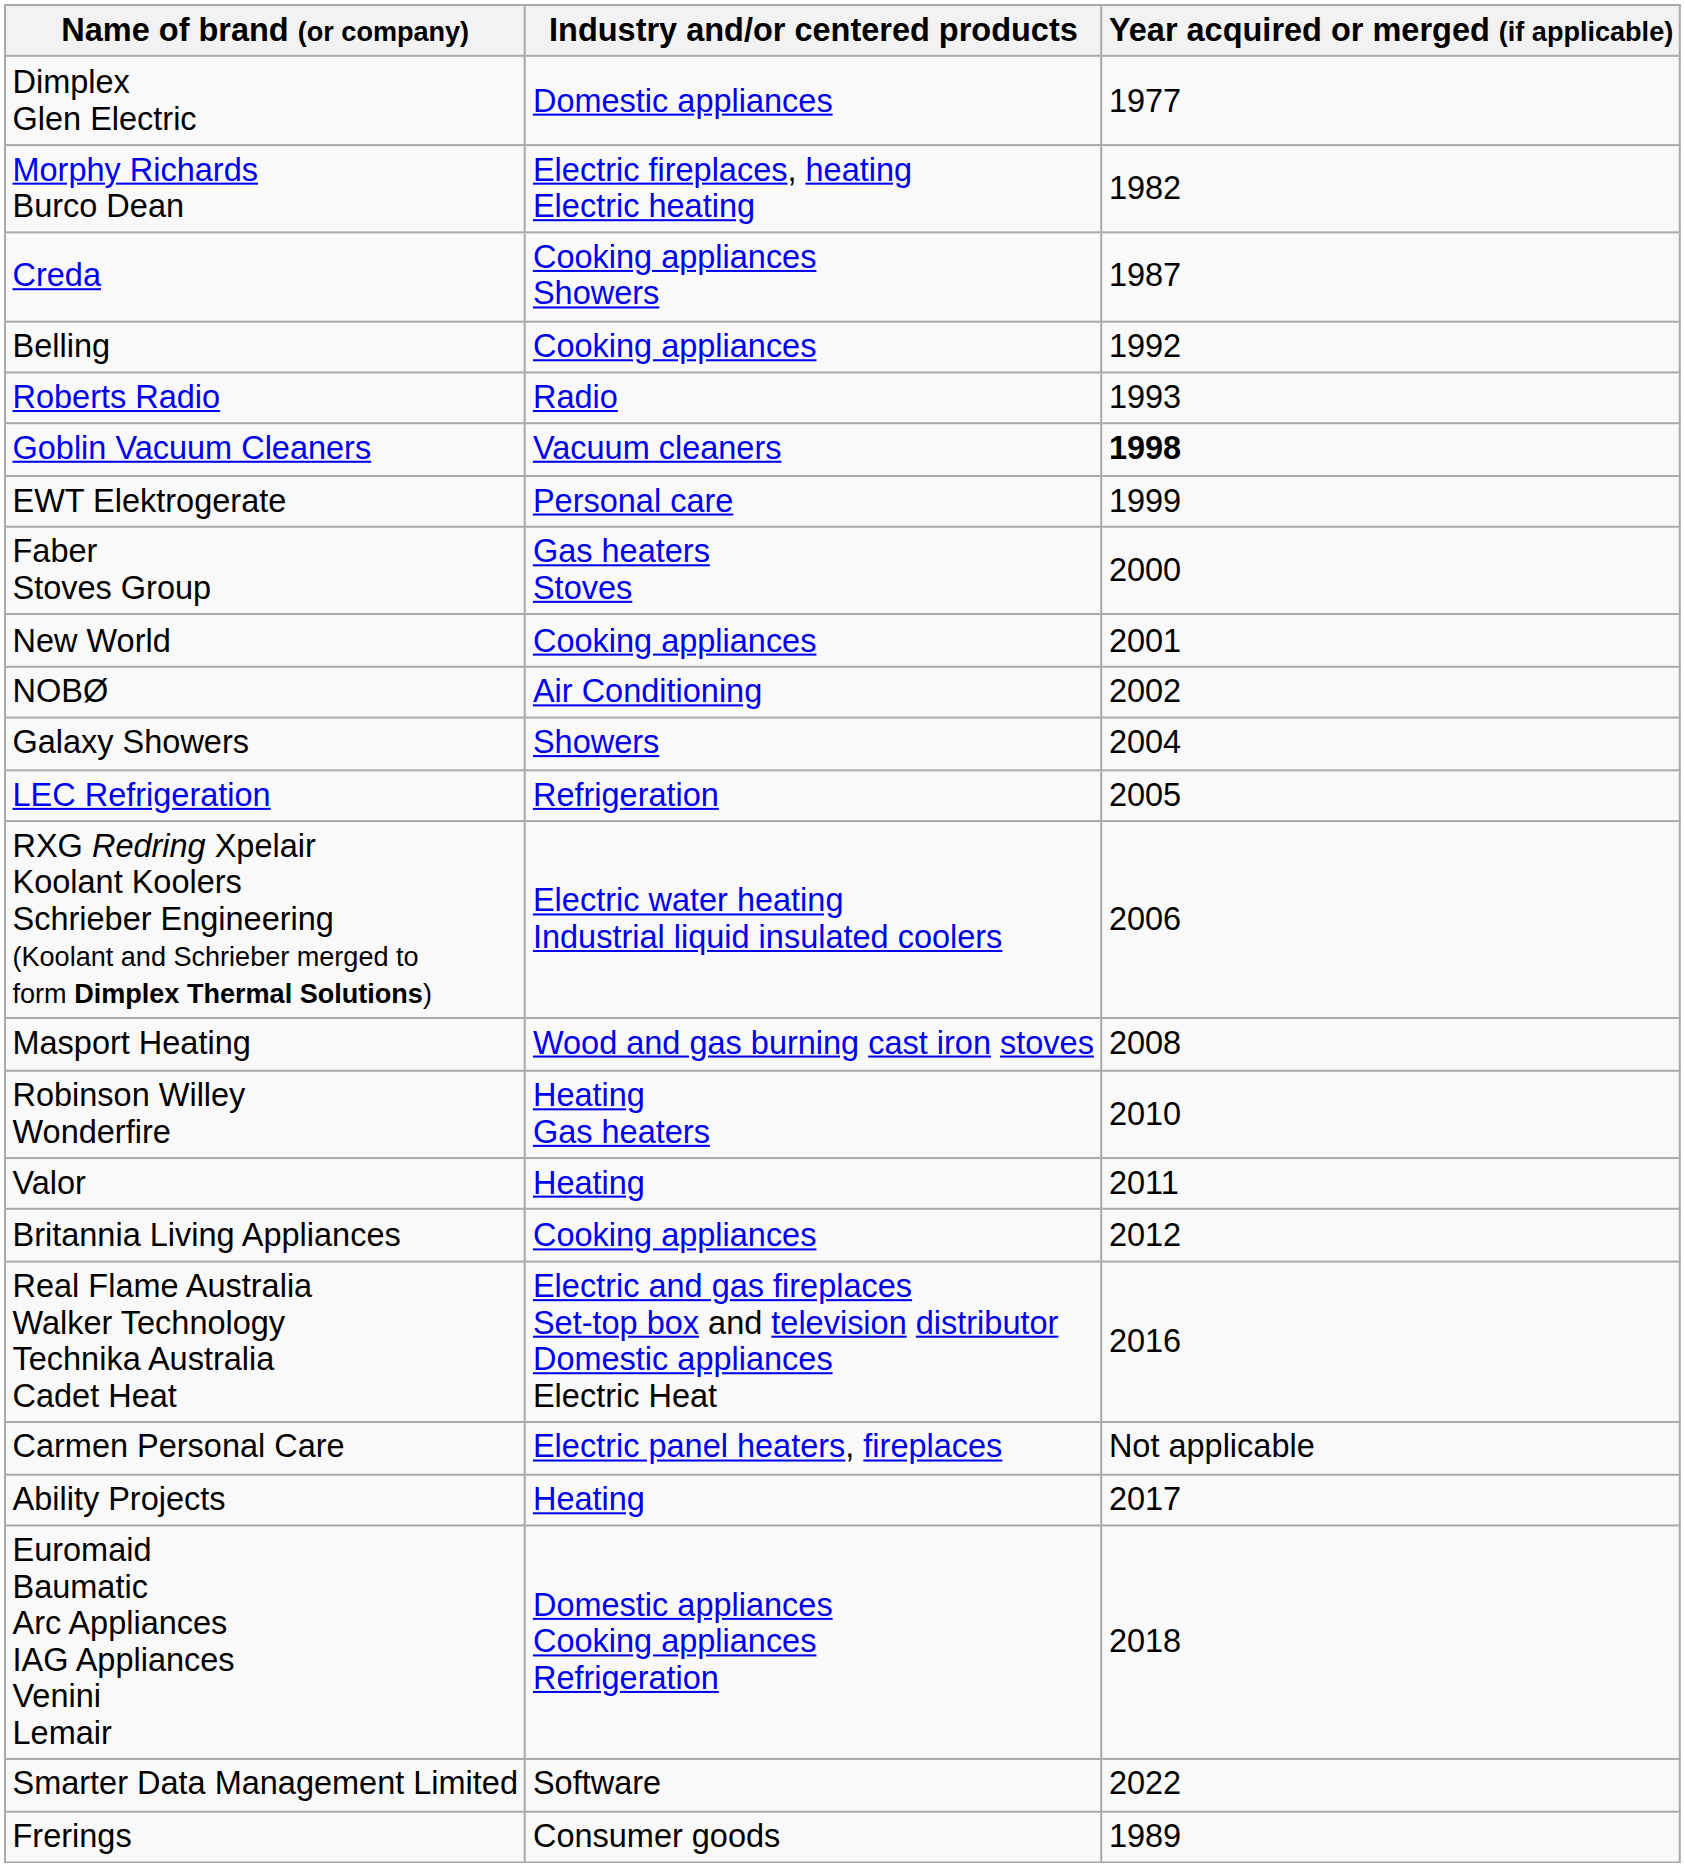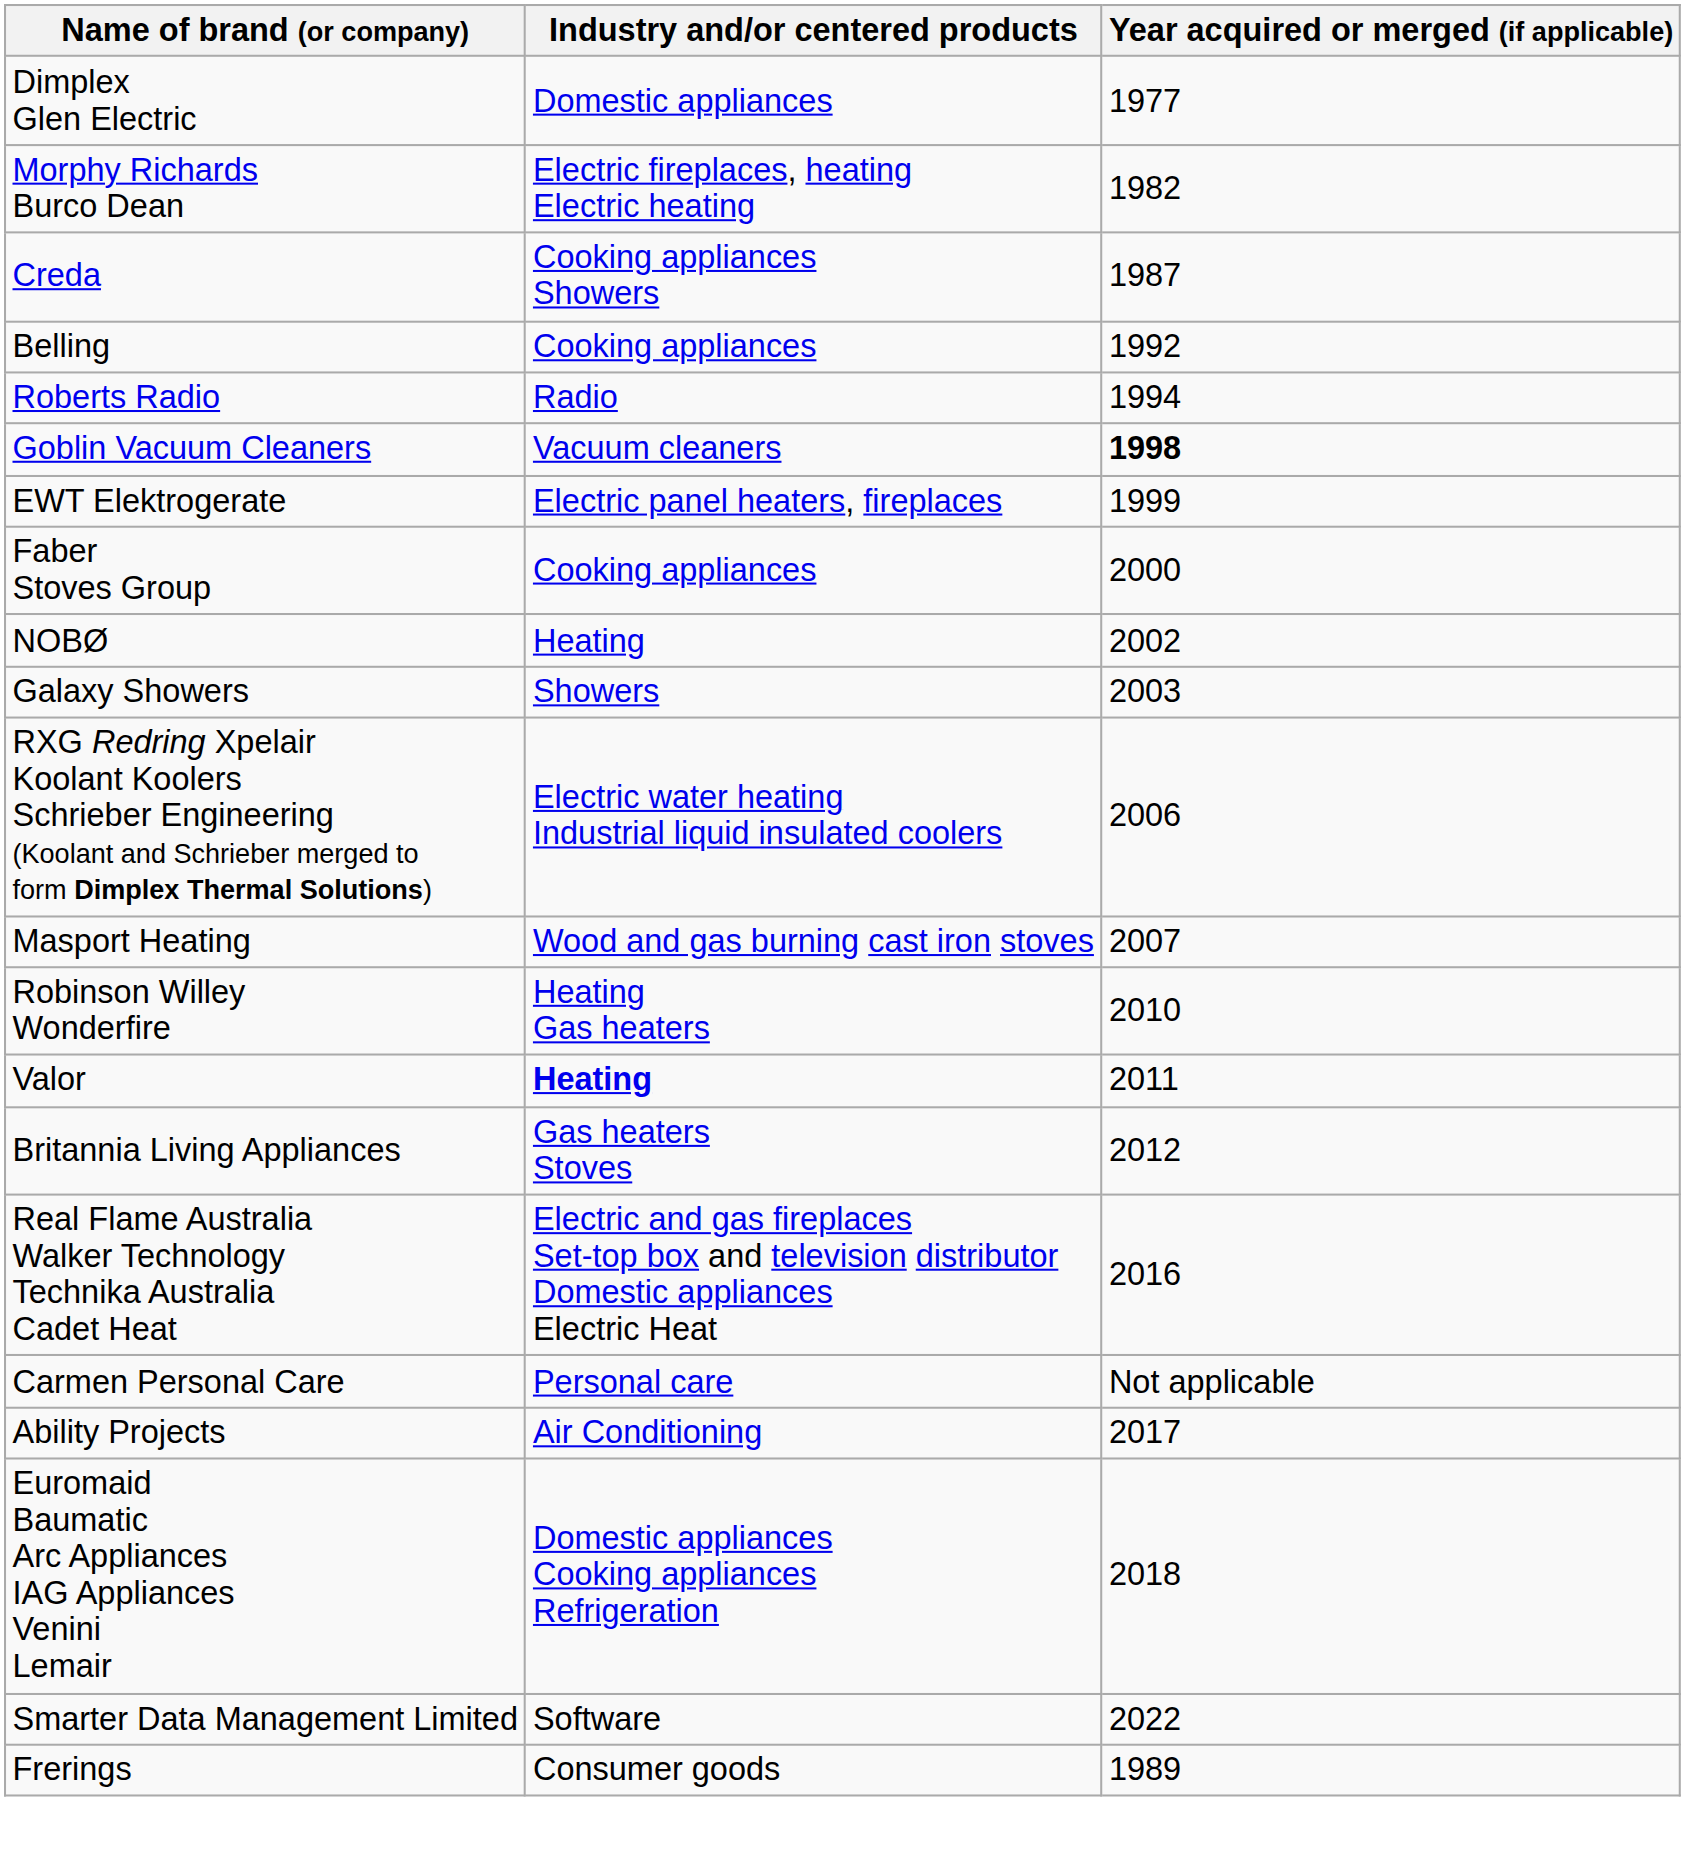(1145, 397) 1993 -> (1145, 397) 1994
(633, 500) Personal care -> (768, 500) Electric panel heaters, fireplaces
(621, 570) Gas heaters Stoves -> (675, 570) Cooking appliances
- row: (92, 640)
(648, 691) Air Conditioning -> (589, 640) Heating
(1145, 743) 2004 -> (1145, 691) 2003
- row: (142, 794)
(1145, 1043) 2008 -> (1145, 940) 2007
(589, 1183) normal -> (592, 1080) bold
(675, 1234) Cooking appliances -> (621, 1150) Gas heaters Stoves
(768, 1447) Electric panel heaters, fireplaces -> (633, 1380) Personal care
(589, 1498) Heating -> (648, 1432) Air Conditioning
